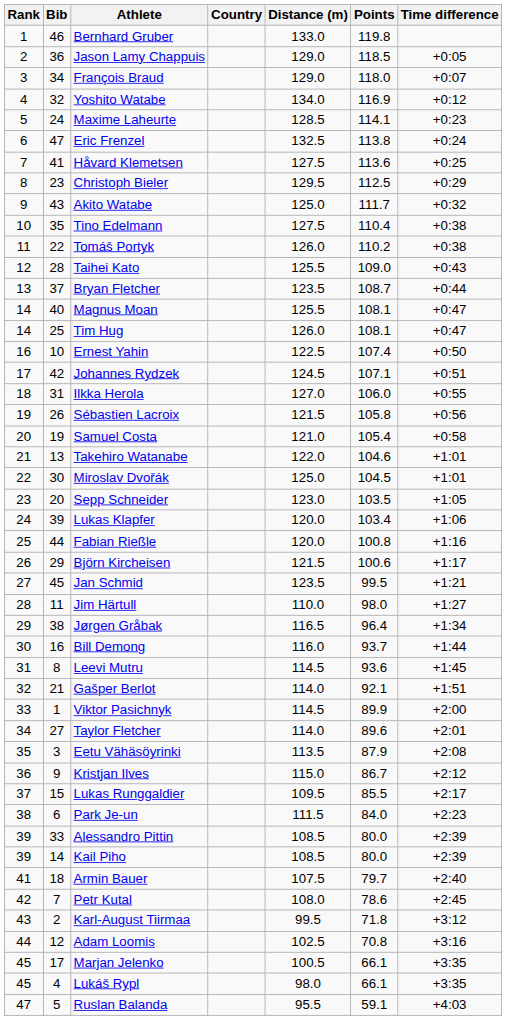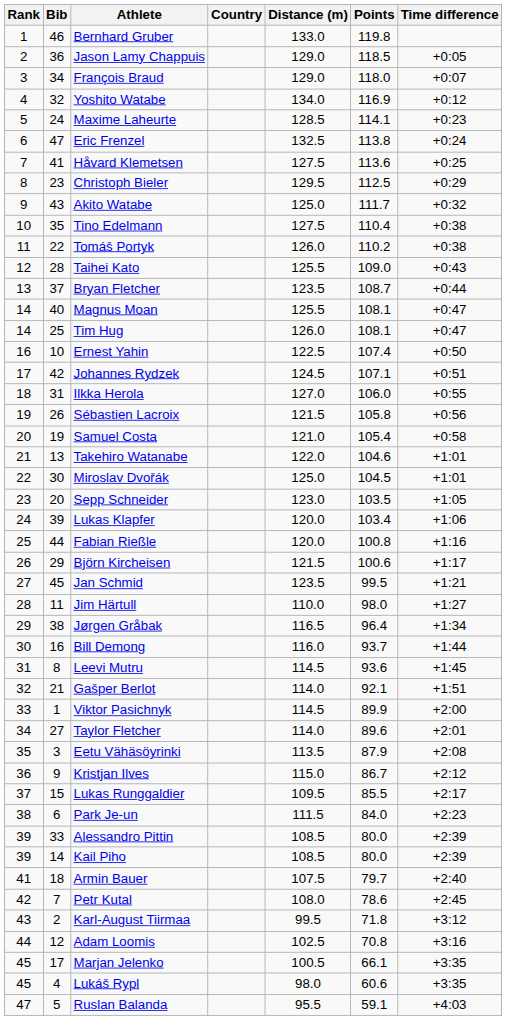(374, 983) 66.1 -> (374, 983) 60.6
